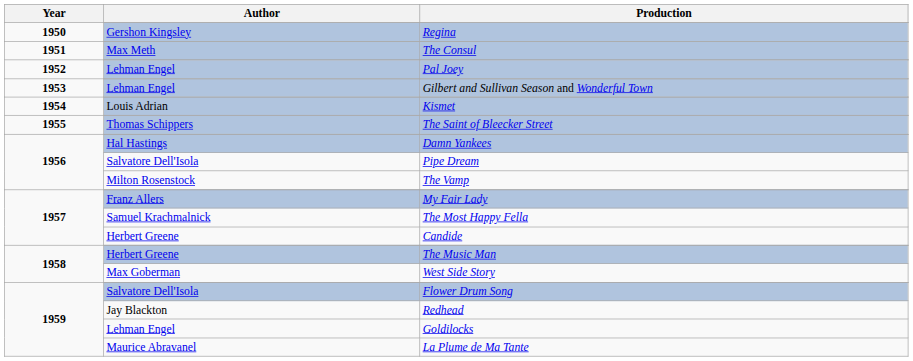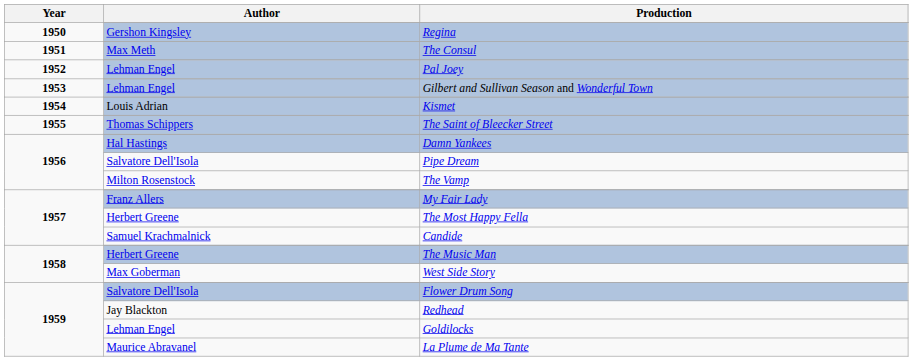(158, 217) Samuel Krachmalnick -> (143, 217) Herbert Greene
(143, 236) Herbert Greene -> (158, 236) Samuel Krachmalnick
